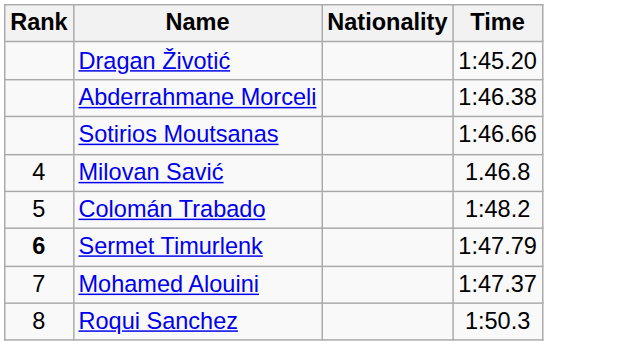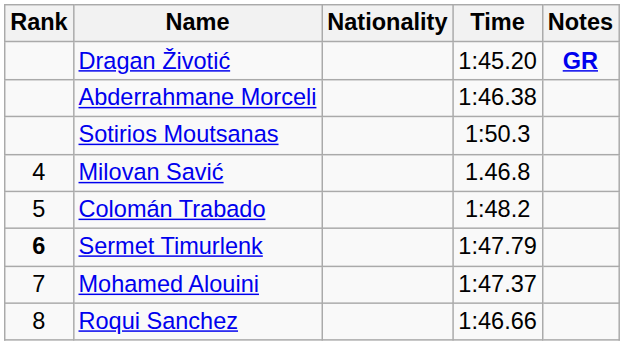+ column: (580, 23)
(498, 135) 1:46.66 -> (498, 135) 1:50.3
(498, 321) 1:50.3 -> (498, 321) 1:46.66
